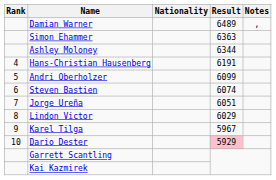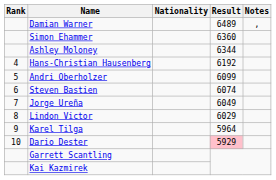(226, 37) 6363 -> (226, 37) 6360
(226, 63) 6191 -> (226, 63) 6192
(226, 103) 6051 -> (226, 103) 6049
(226, 129) 5967 -> (226, 129) 5964
